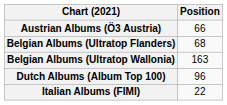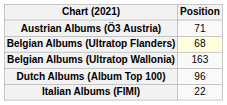(200, 28) 66 -> (200, 28) 71
(200, 44) no background -> (200, 44) lightyellow background
